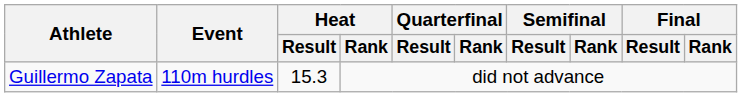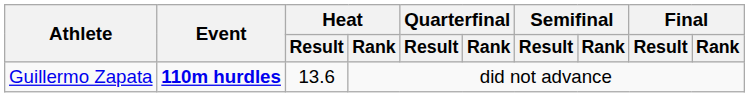(217, 77) normal -> (221, 77) bold
(309, 77) 15.3 -> (317, 77) 13.6
